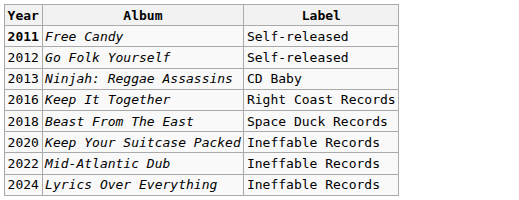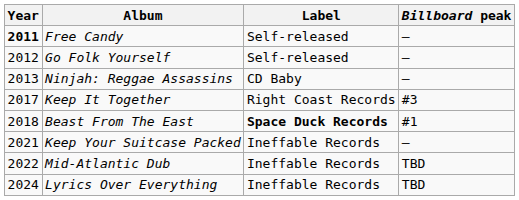+ column: (457, 15)
(23, 100) 2016 -> (23, 100) 2017
(317, 121) normal -> (317, 121) bold
(23, 142) 2020 -> (23, 142) 2021
